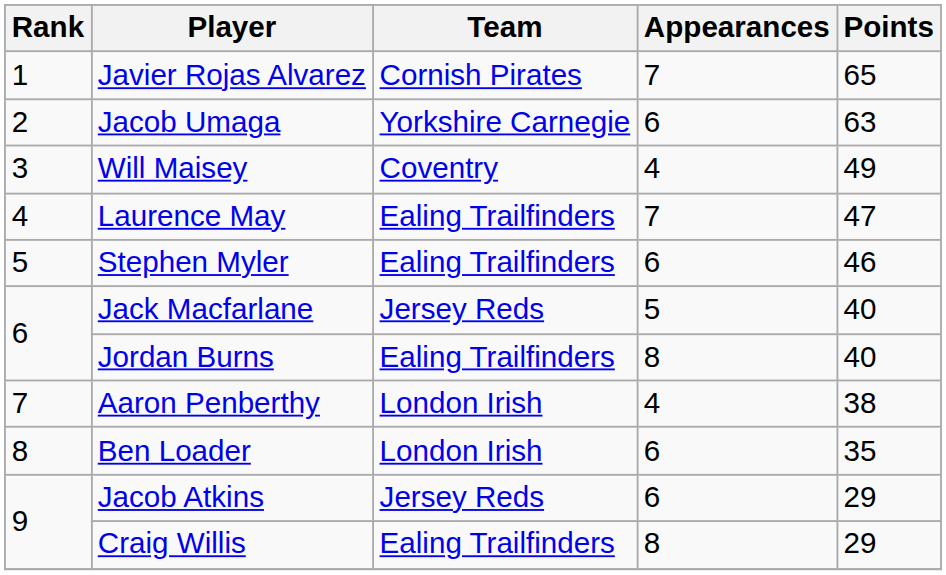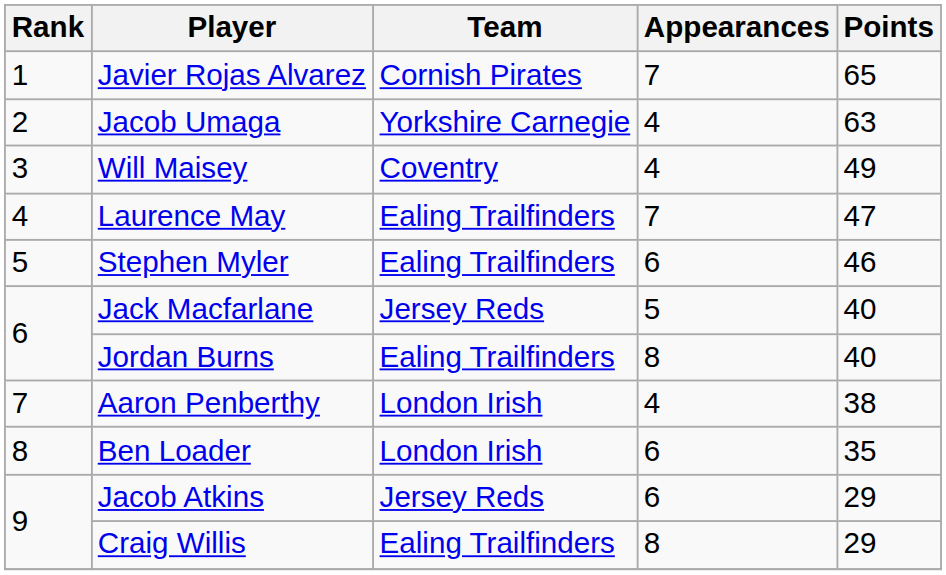(652, 121) 6 -> (652, 121) 4
